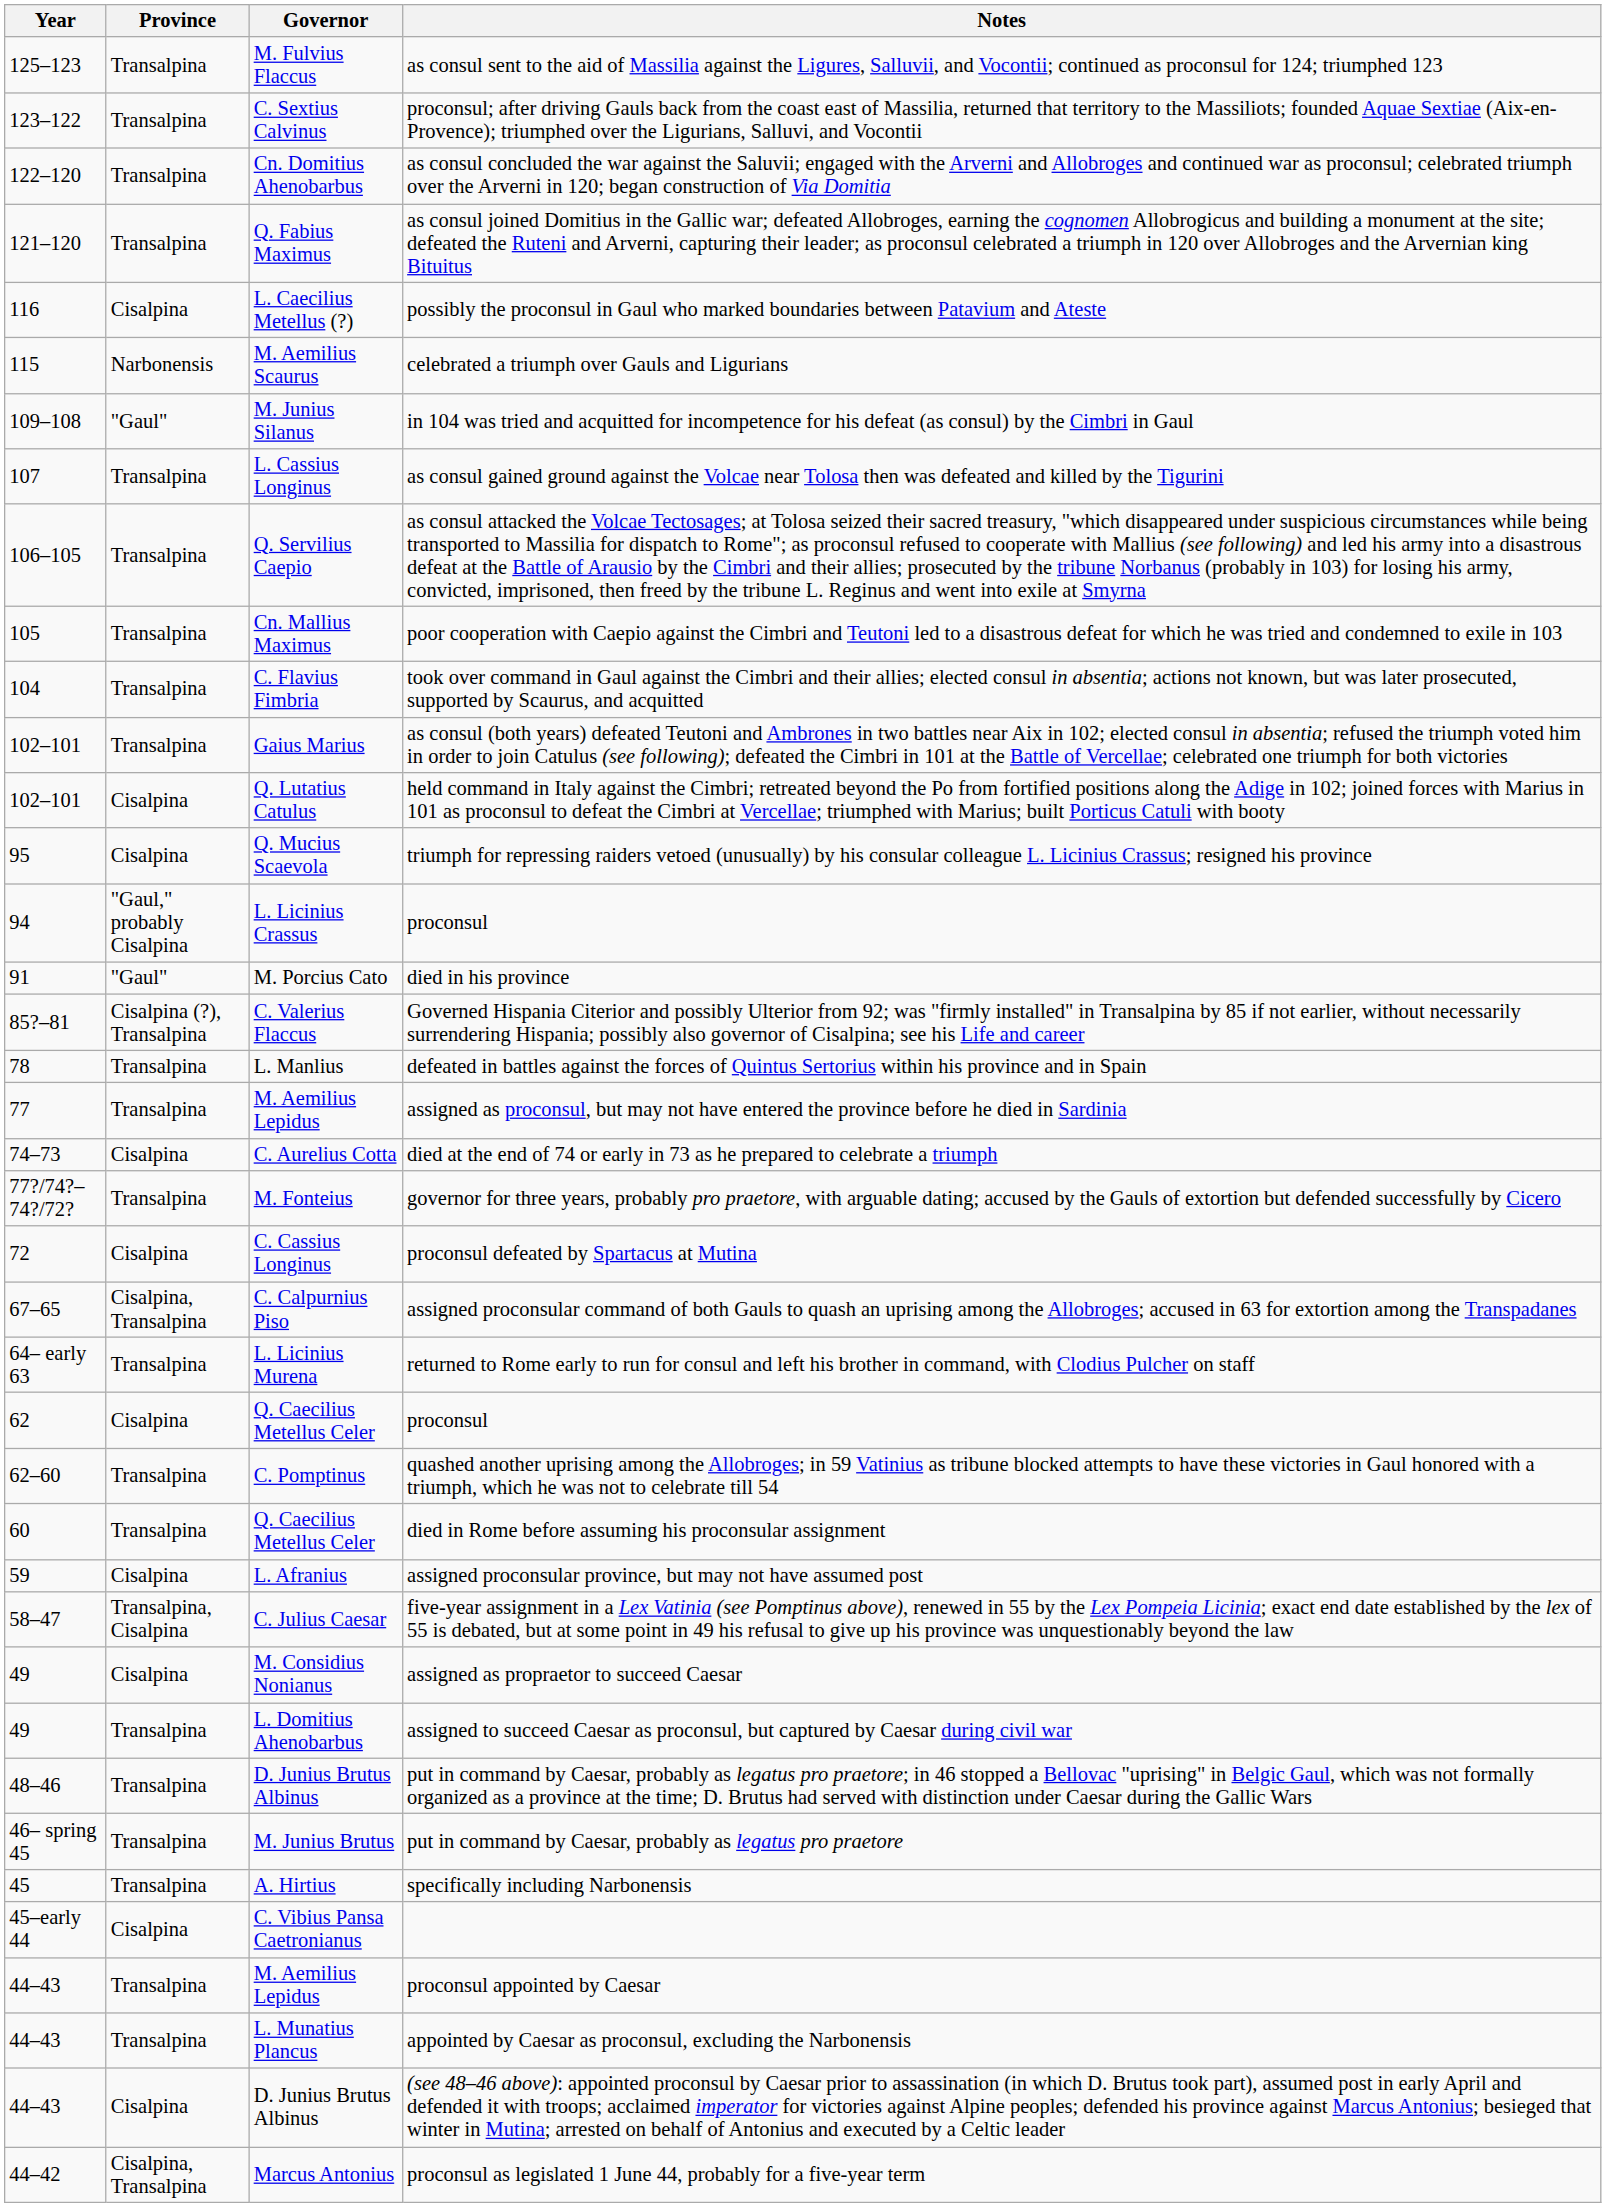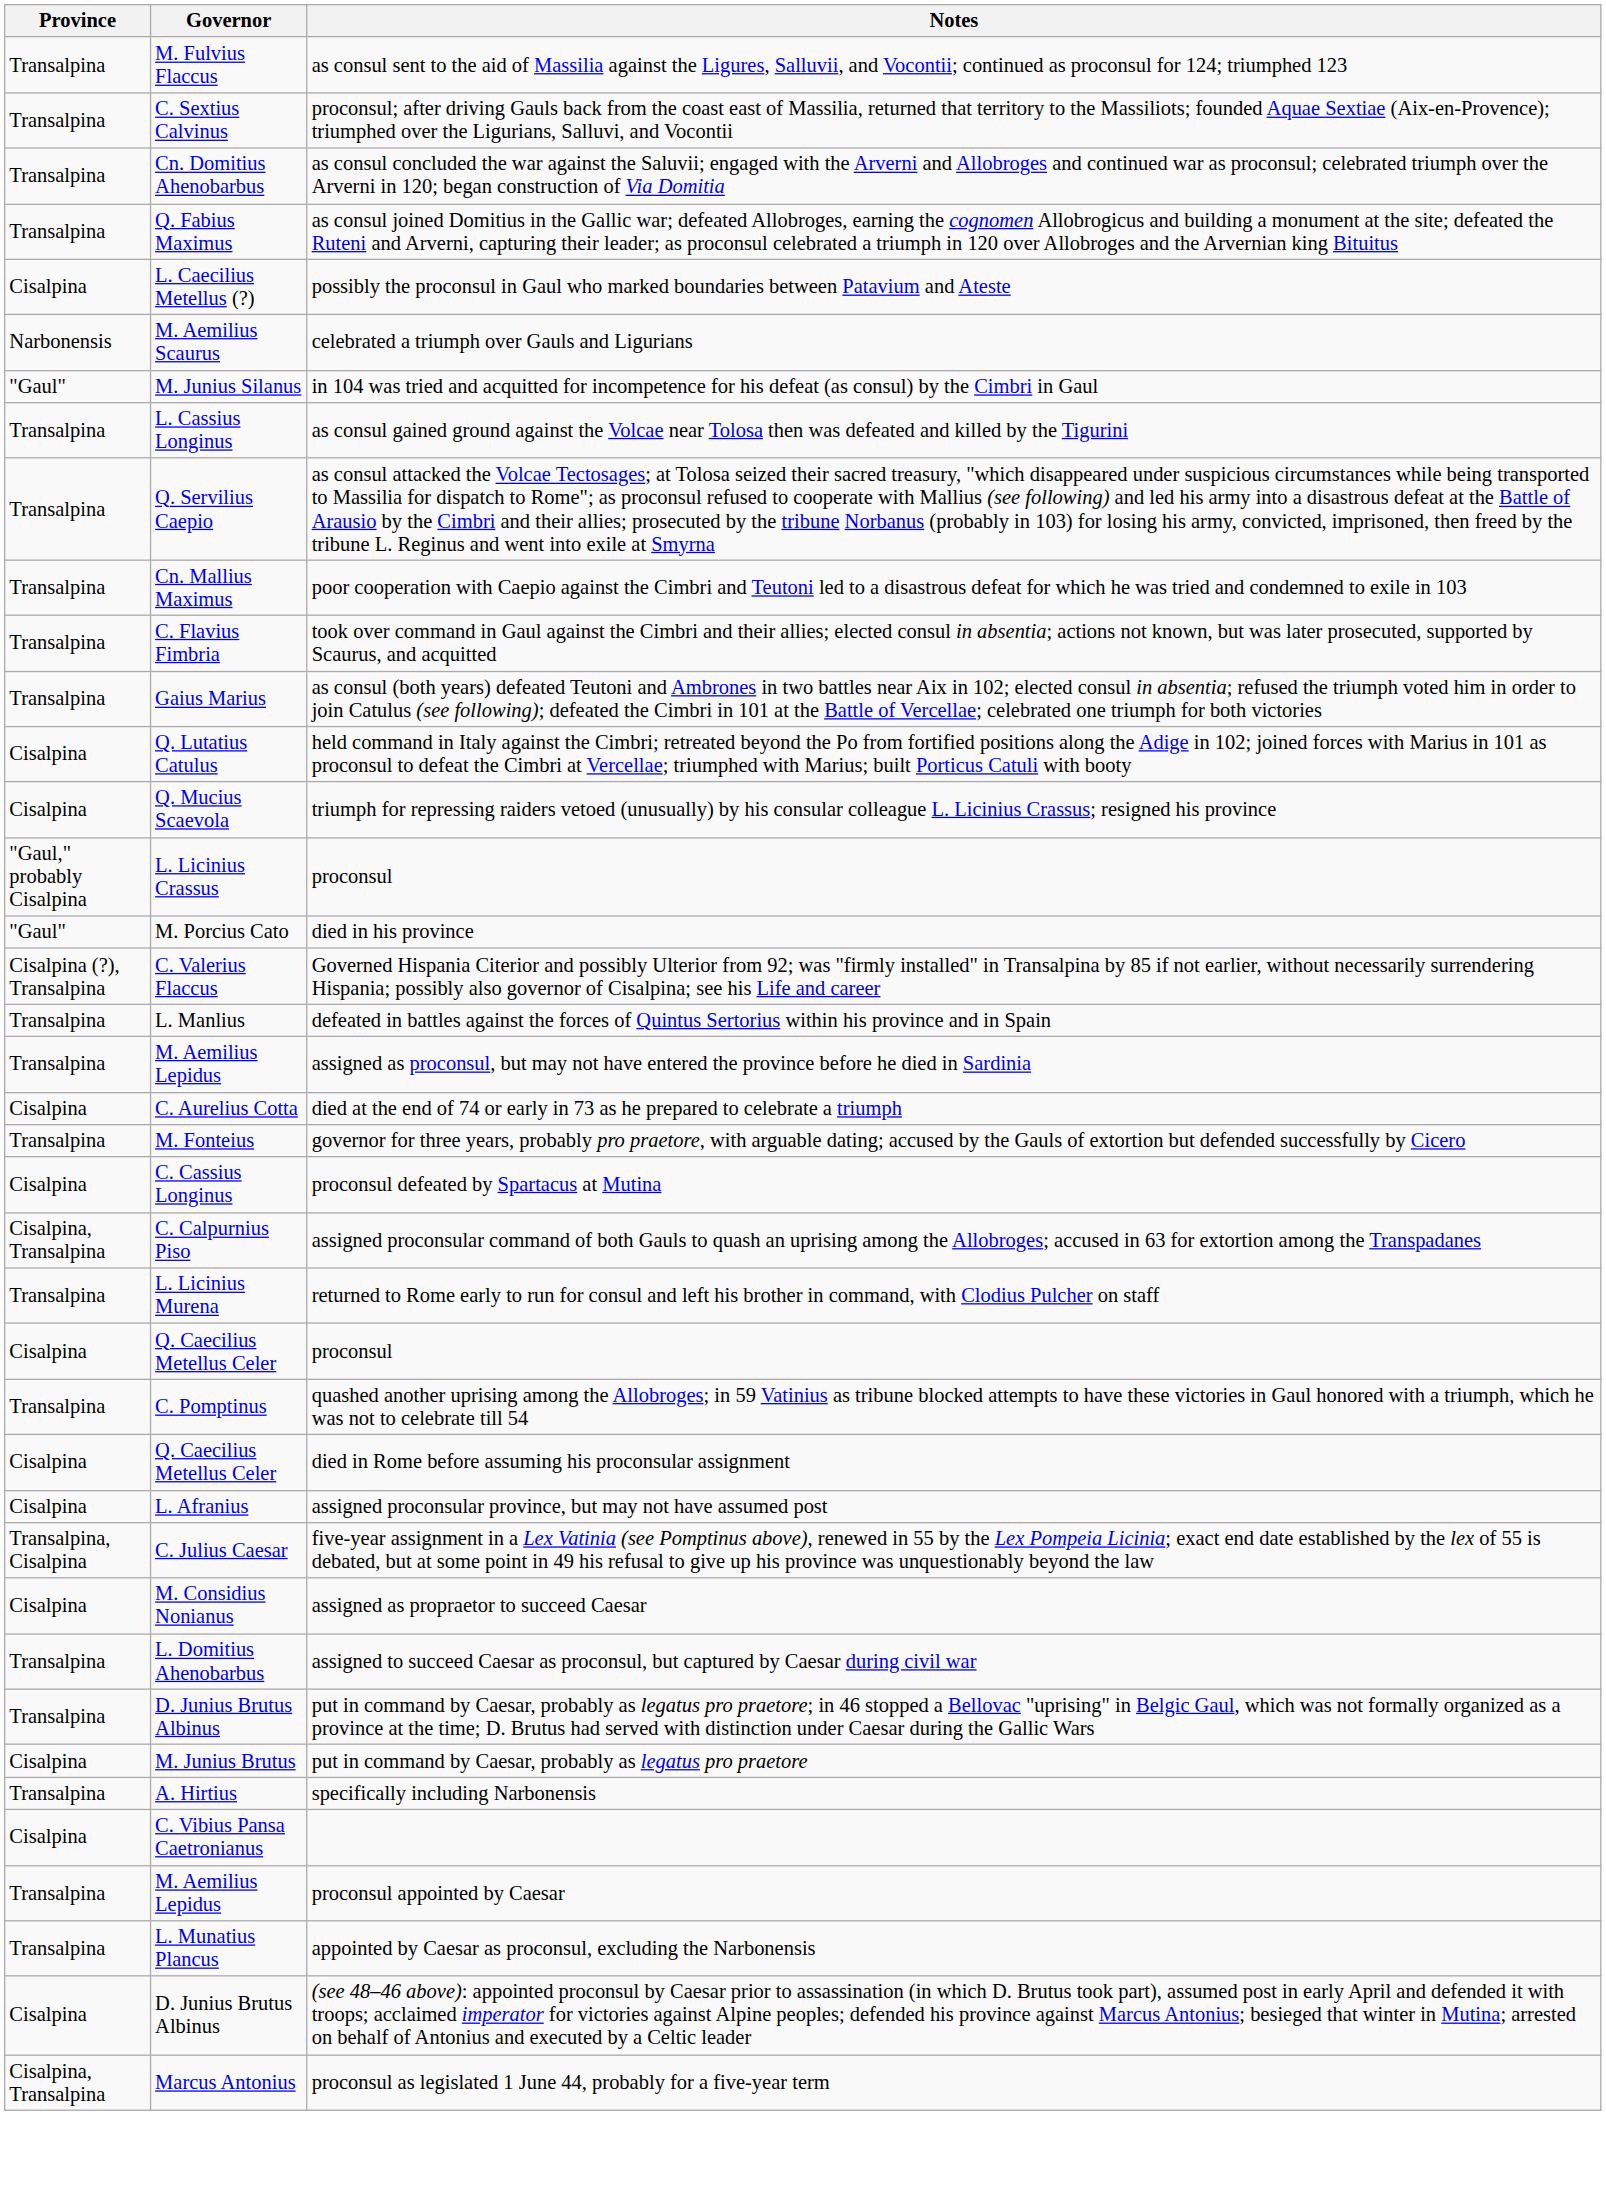- column: (55, 20)
(159, 1531) Transalpina -> (48, 1462) Cisalpina
(159, 1841) Transalpina -> (48, 1760) Cisalpina
